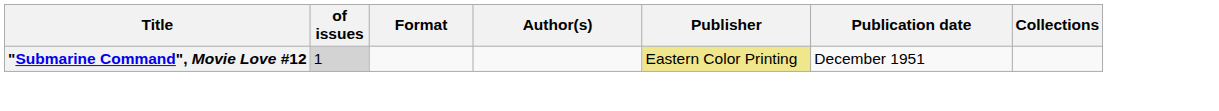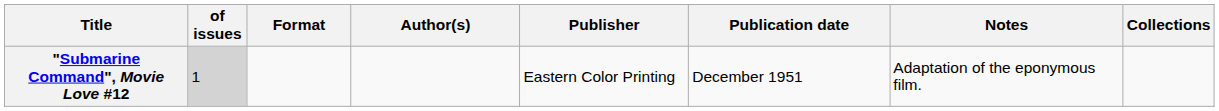+ column: (1007, 25)
(721, 58) khaki background -> (599, 76) no background
